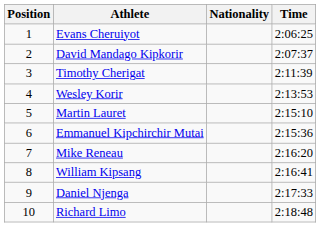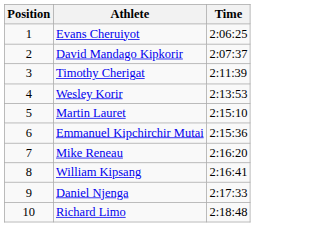- column: (239, 14)
